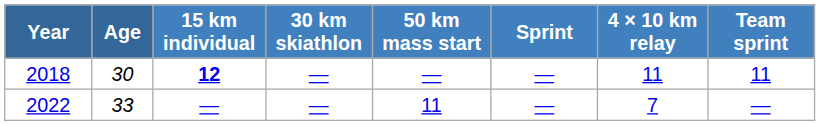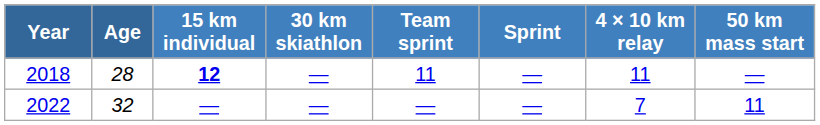columns swapped: (432, 32) <-> (761, 32)
(122, 74) 30 -> (122, 74) 28
(122, 105) 33 -> (122, 105) 32
